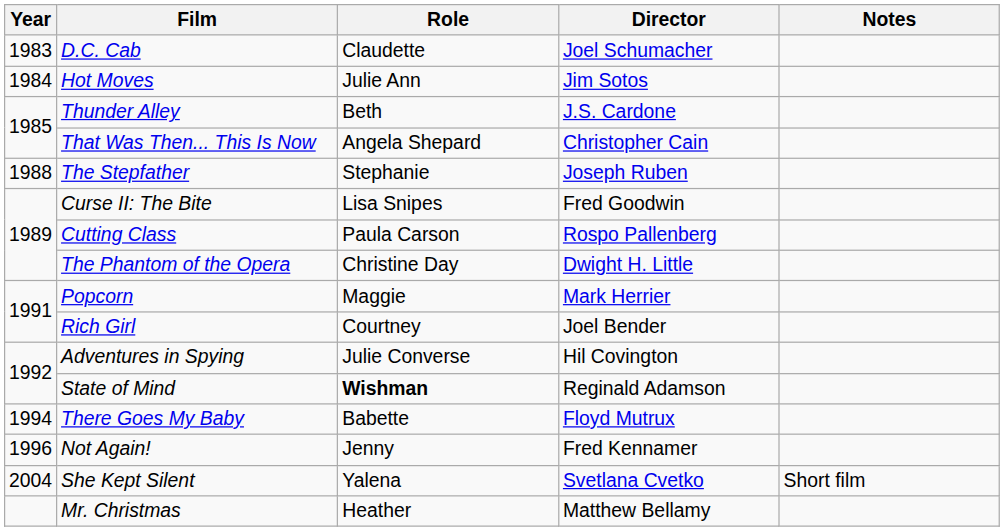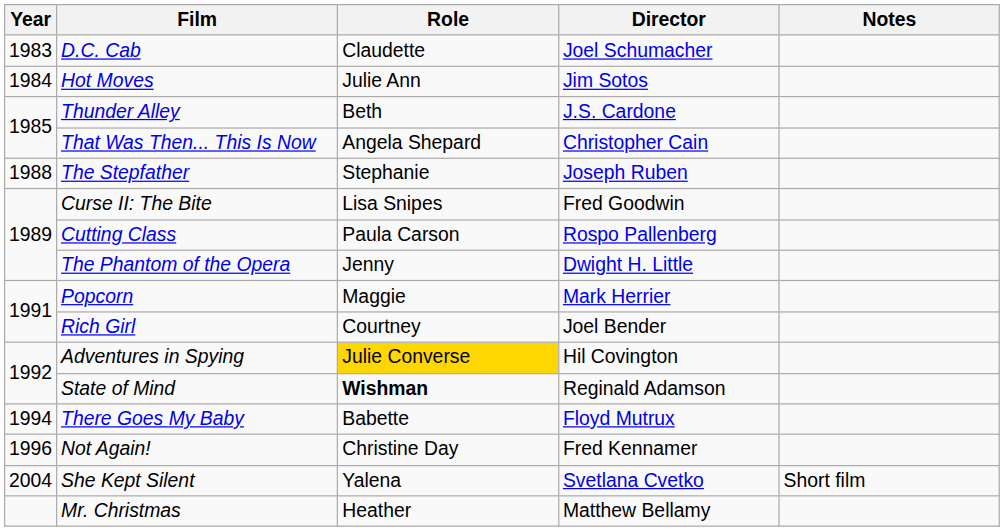(400, 265) Christine Day -> (368, 265) Jenny
(406, 357) no background -> (406, 357) gold background
(368, 449) Jenny -> (400, 449) Christine Day
